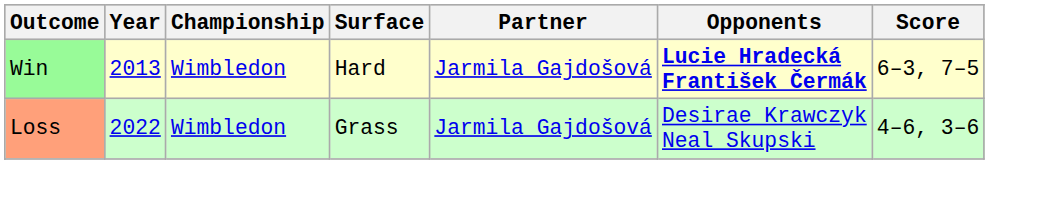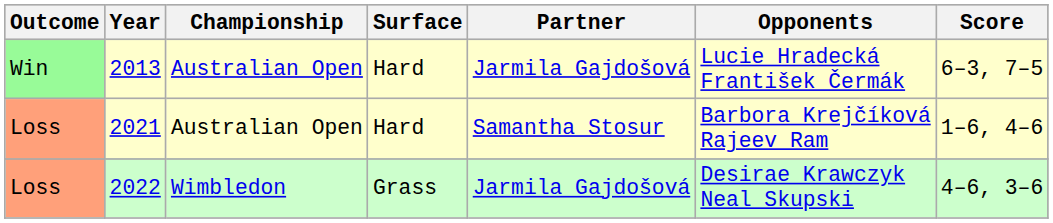(229, 69) Wimbledon -> (267, 69) Australian Open
(764, 69) bold -> (803, 69) normal
+ row: (135, 129)
